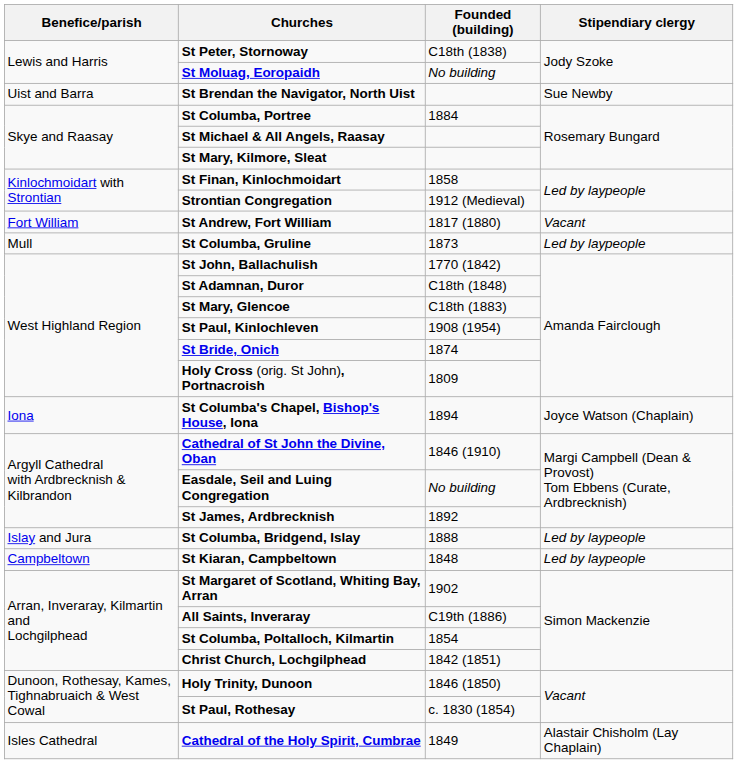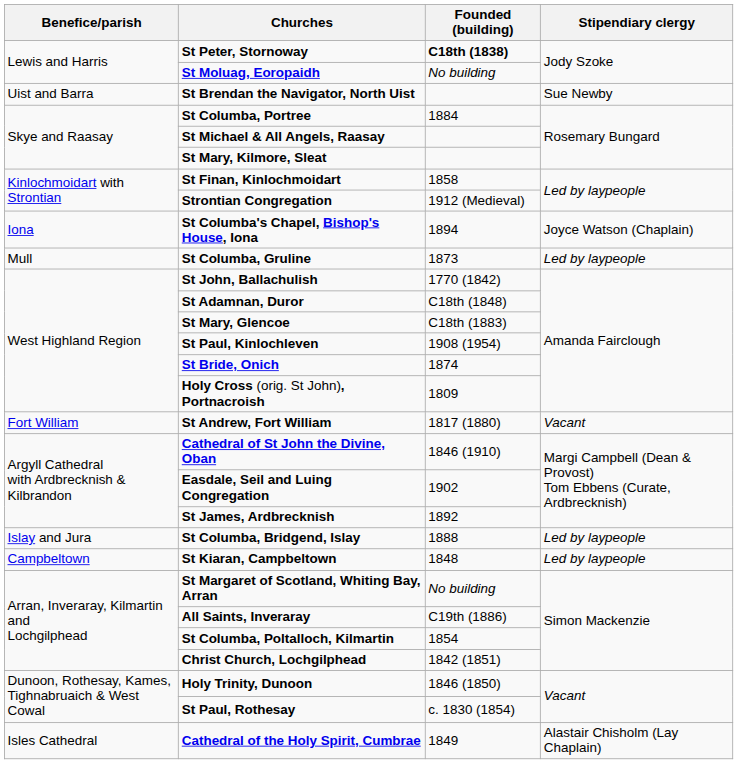(468, 51) normal -> (468, 51) bold
rows swapped: (257, 222) <-> (281, 415)
(462, 488) No building -> (443, 488) 1902
(443, 588) 1902 -> (462, 588) No building
